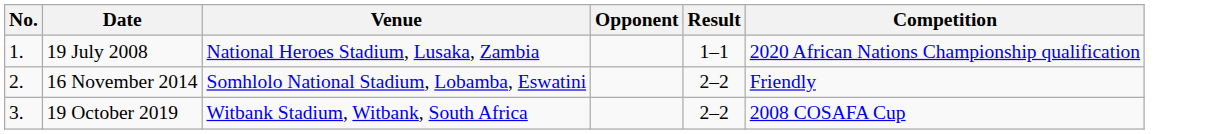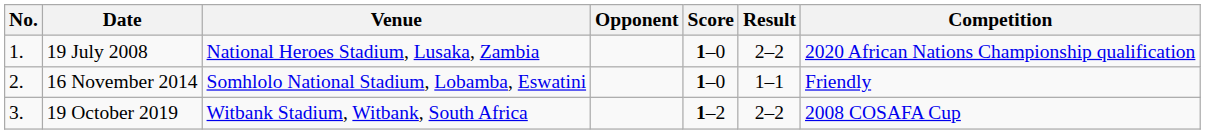+ column: (711, 19)
(714, 50) 1–1 -> (769, 50) 2–2
(714, 81) 2–2 -> (769, 81) 1–1
